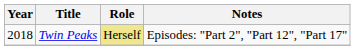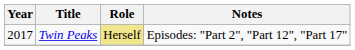(20, 34) 2018 -> (20, 34) 2017
